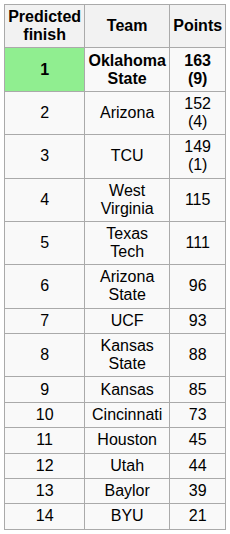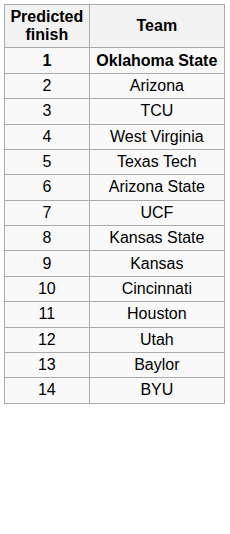- column: (198, 26)
(45, 69) lightgreen background -> (47, 60) no background
